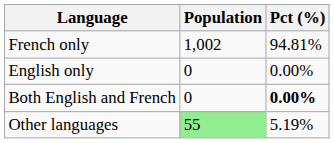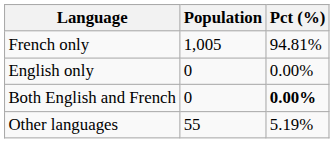(203, 44) 1,002 -> (203, 44) 1,005
(192, 124) lightgreen background -> (192, 124) no background
